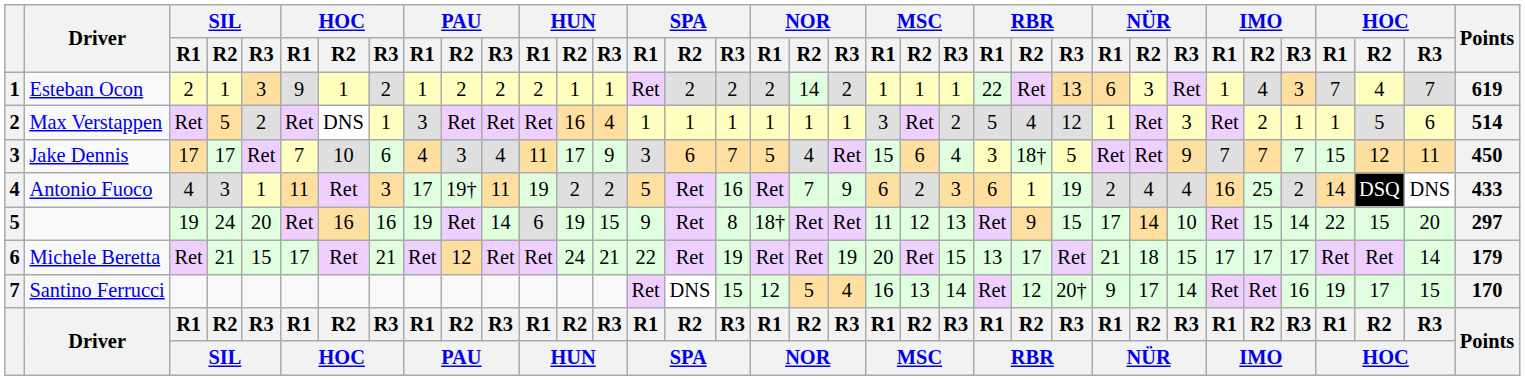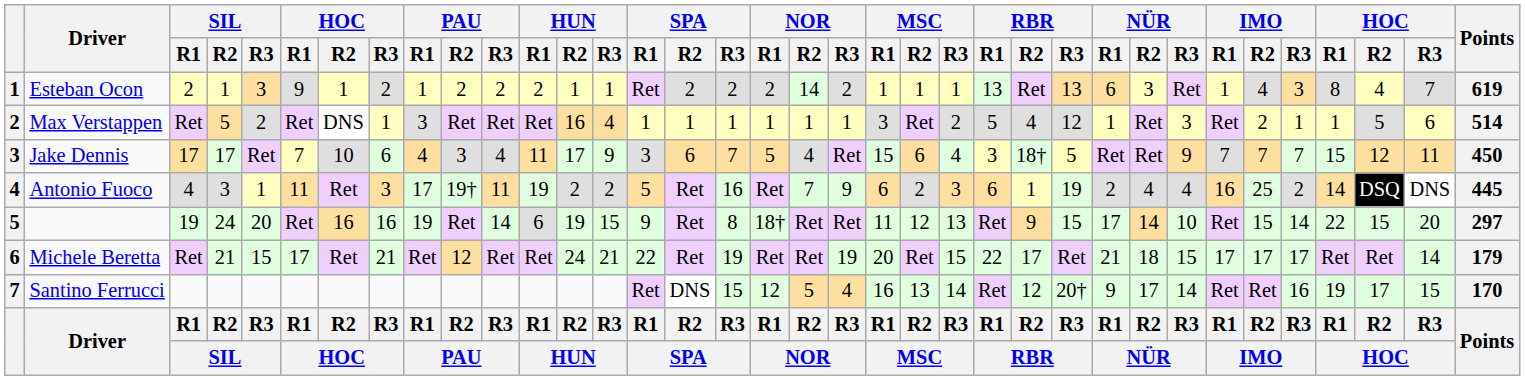(992, 88) 22 -> (992, 88) 13
(1335, 88) 7 -> (1335, 88) 8
(1487, 189) 433 -> (1487, 189) 445
(992, 256) 13 -> (992, 256) 22
